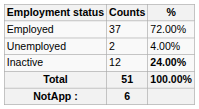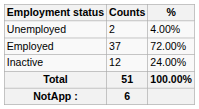rows swapped: (30, 29) <-> (36, 46)
(168, 63) bold -> (168, 63) normal
